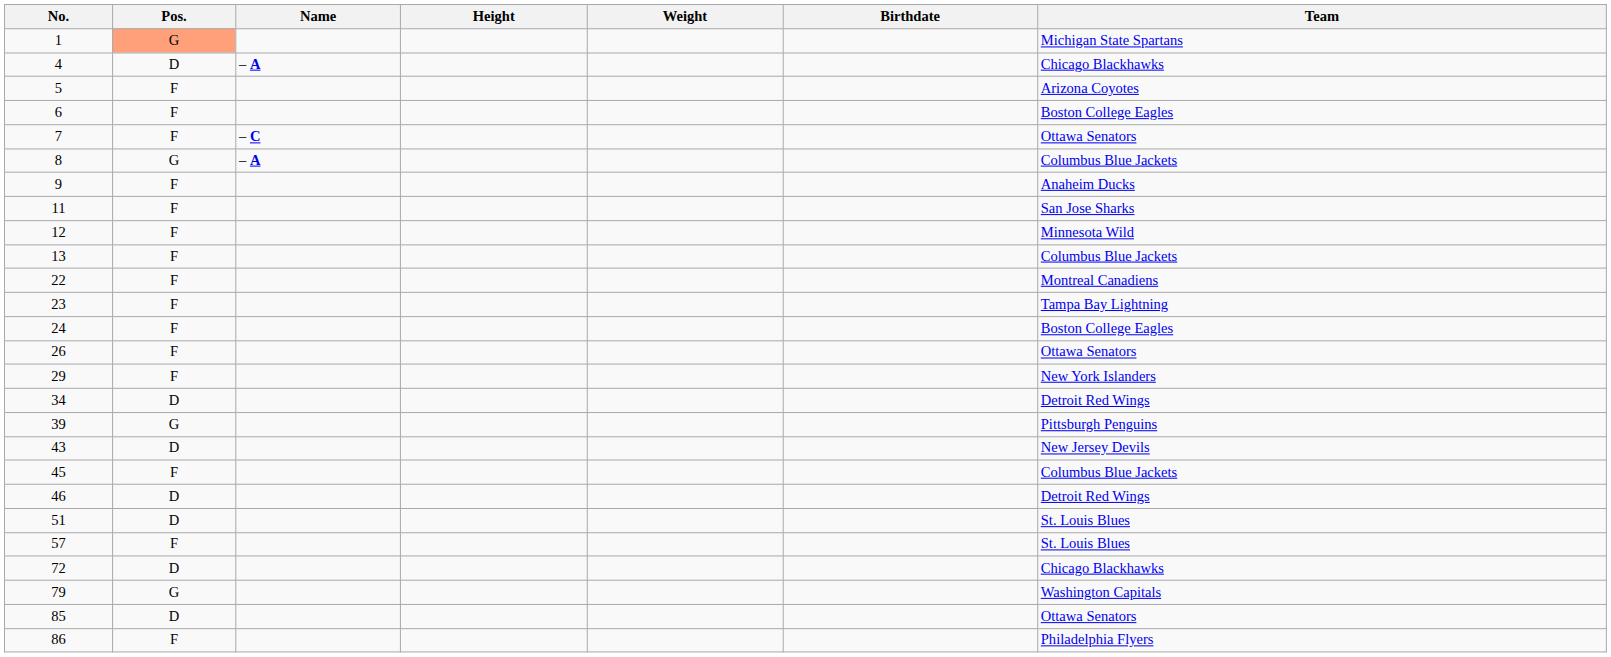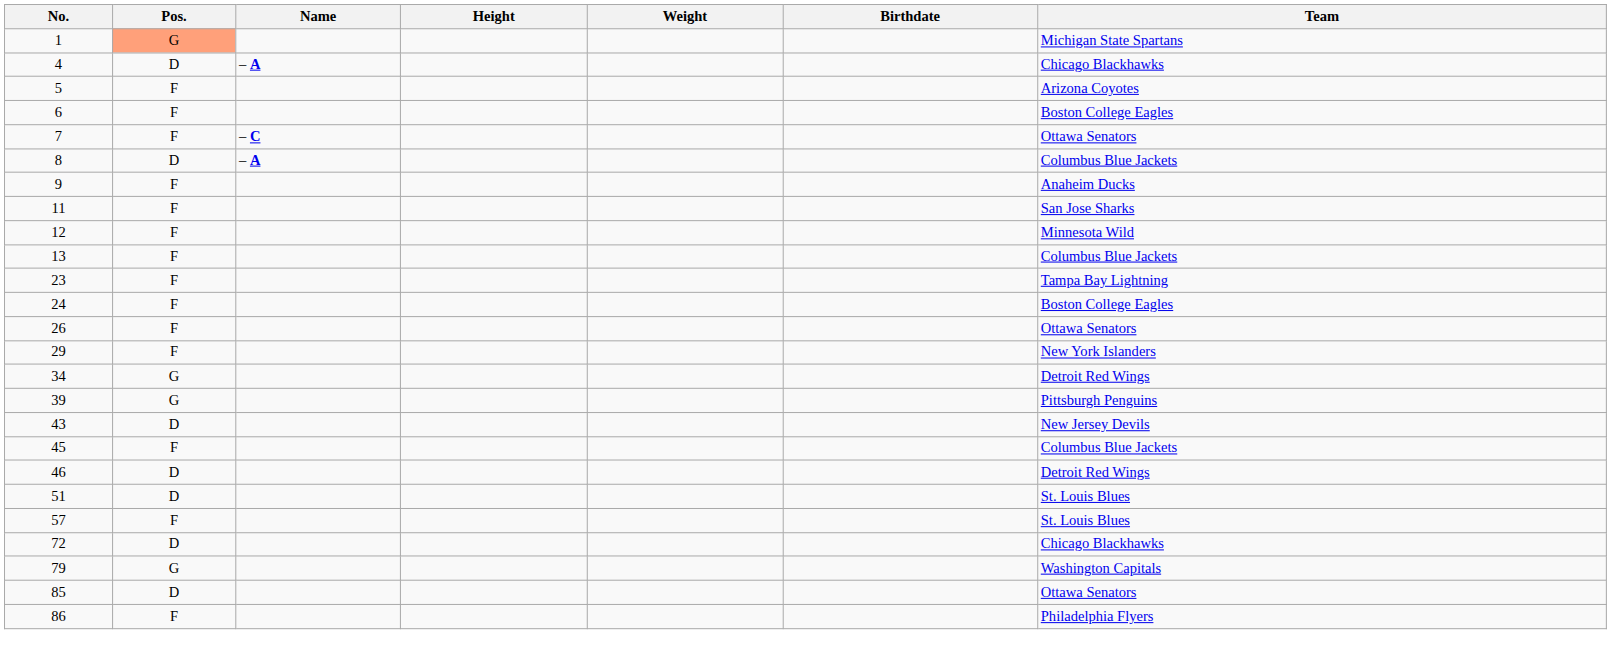(174, 160) G -> (174, 160) D
- row: (58, 280)
(174, 400) D -> (174, 376) G
